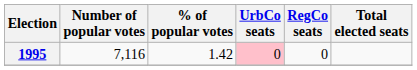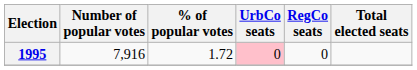(129, 53) 7,116 -> (129, 53) 7,916
(221, 53) 1.42 -> (221, 53) 1.72
